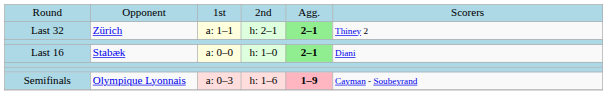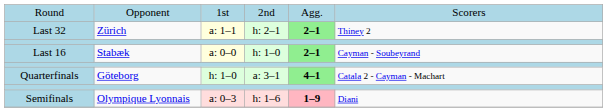(345, 54) Diani -> (379, 54) Cayman - Soubeyrand
+ row: (49, 75)
(376, 81) Cayman - Soubeyrand -> (348, 99) Diani
